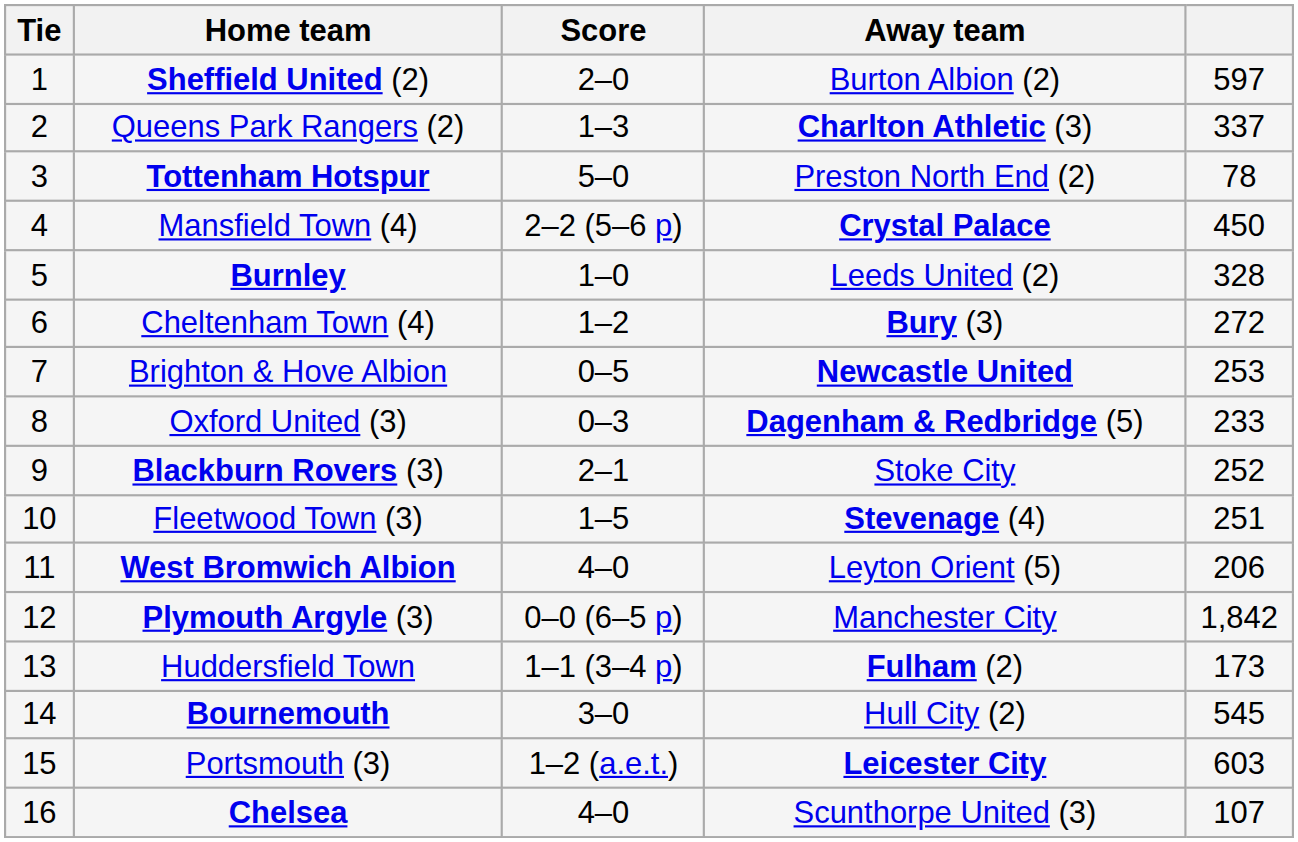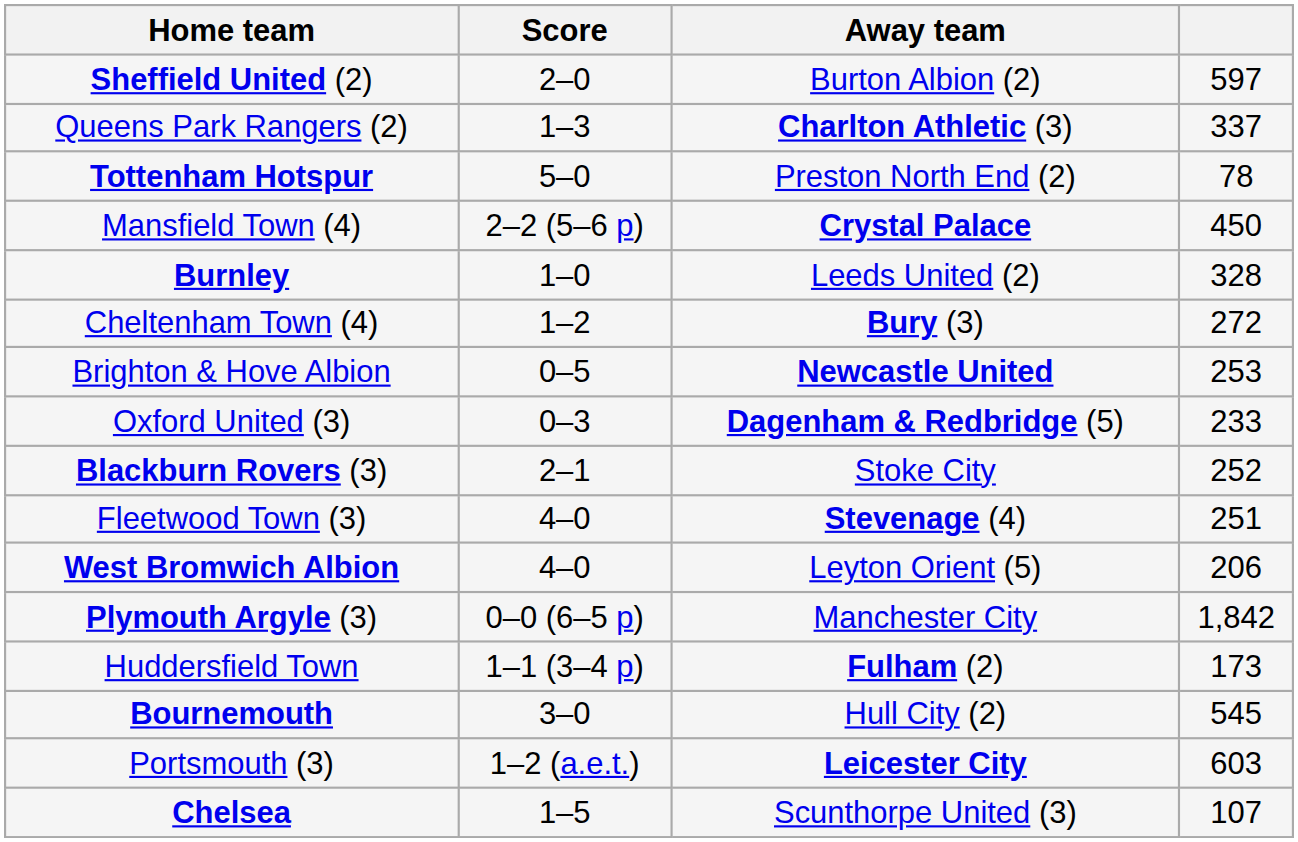- column: (39, 30)
(603, 519) 1–5 -> (565, 519) 4–0
(603, 813) 4–0 -> (565, 813) 1–5
